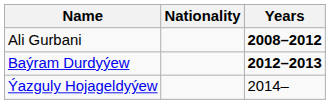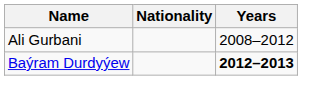(285, 39) bold -> (256, 39) normal
- row: (83, 87)
